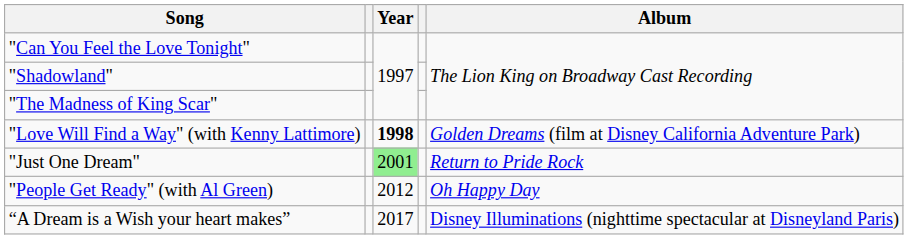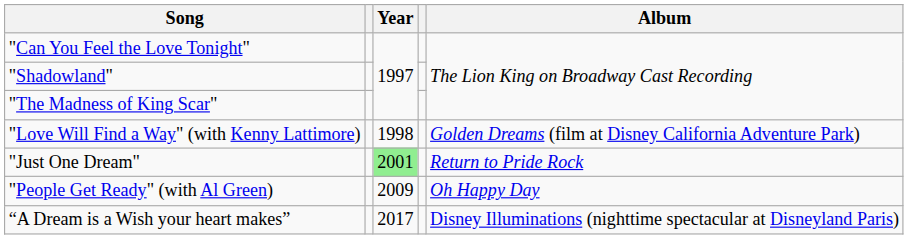(395, 133) bold -> (395, 133) normal
(395, 190) 2012 -> (395, 190) 2009
